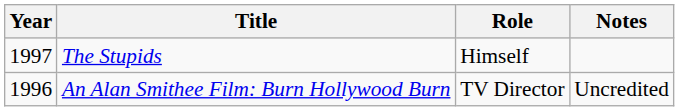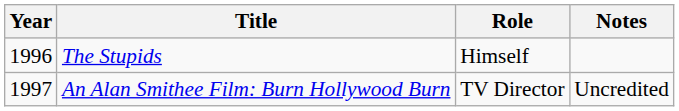(31, 55) 1997 -> (31, 55) 1996
(31, 88) 1996 -> (31, 88) 1997
